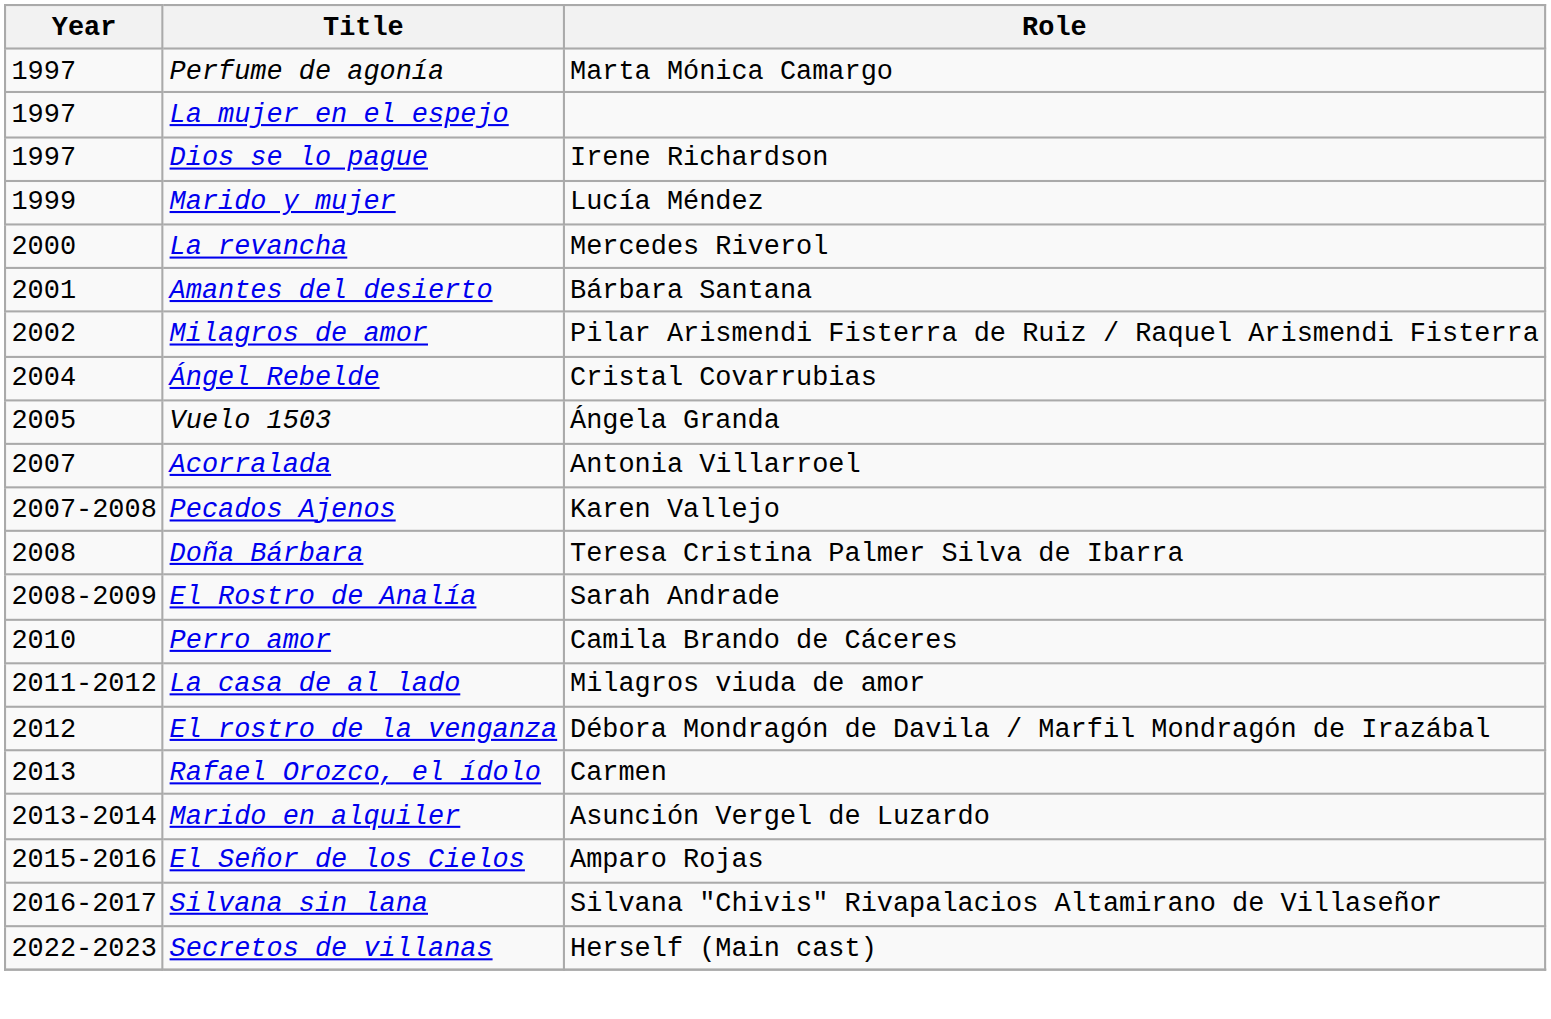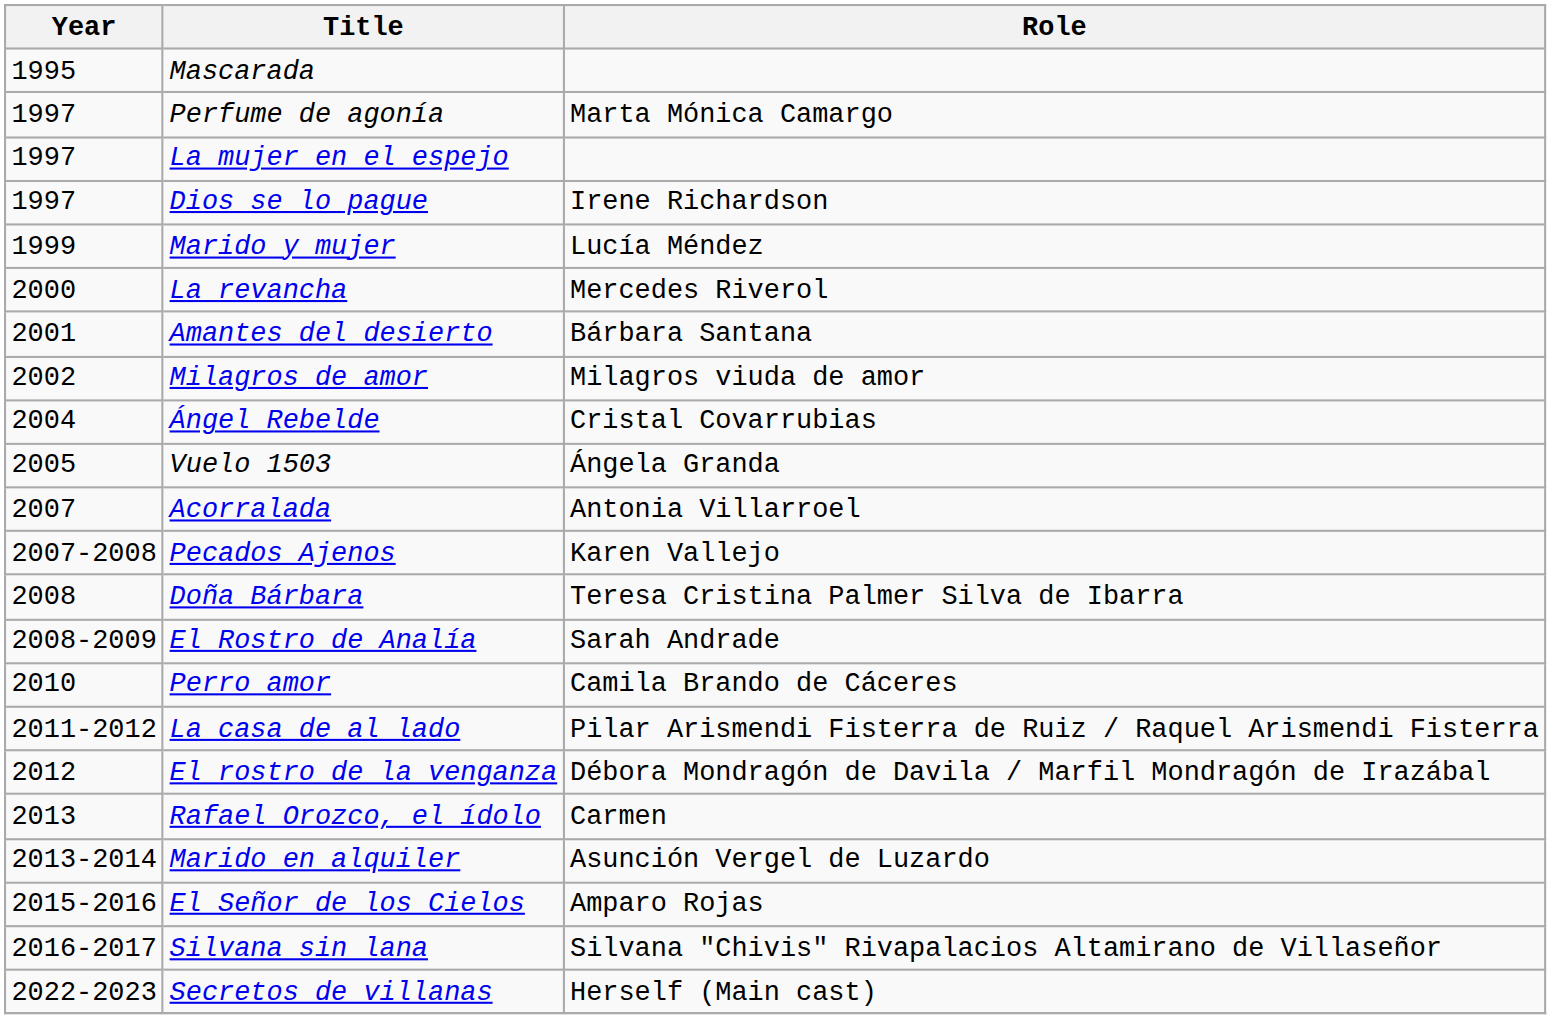+ row: (242, 71)
(1054, 334) Pilar Arismendi Fisterra de Ruiz / Raquel Arismendi Fisterra -> (748, 378) Milagros viuda de amor
(748, 685) Milagros viuda de amor -> (1054, 729) Pilar Arismendi Fisterra de Ruiz / Raquel Arismendi Fisterra
